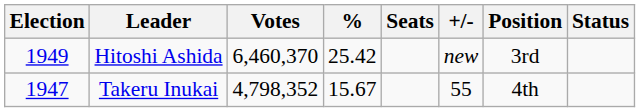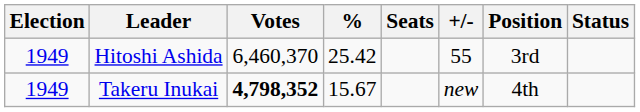(461, 55) new -> (461, 55) 55
(47, 89) 1947 -> (47, 89) 1949
(275, 89) normal -> (275, 89) bold
(461, 89) 55 -> (461, 89) new
